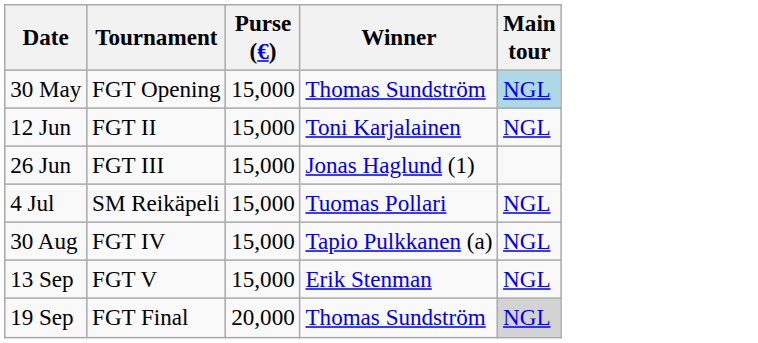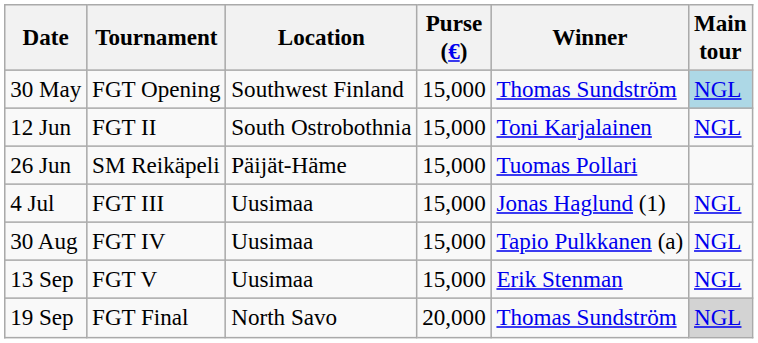+ column: (321, 37)
(128, 165) FGT III -> (156, 165) SM Reikäpeli
(390, 165) Jonas Haglund (1) -> (567, 165) Tuomas Pollari
(156, 203) SM Reikäpeli -> (128, 203) FGT III
(376, 203) Tuomas Pollari -> (581, 203) Jonas Haglund (1)
